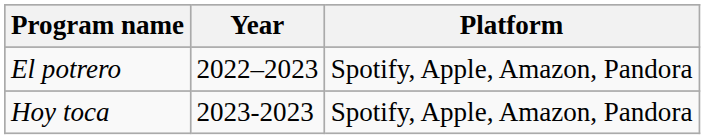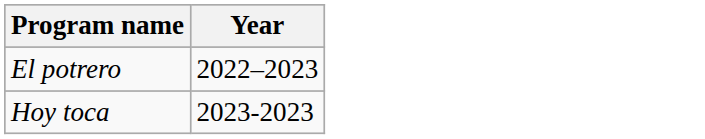- column: (512, 25)
